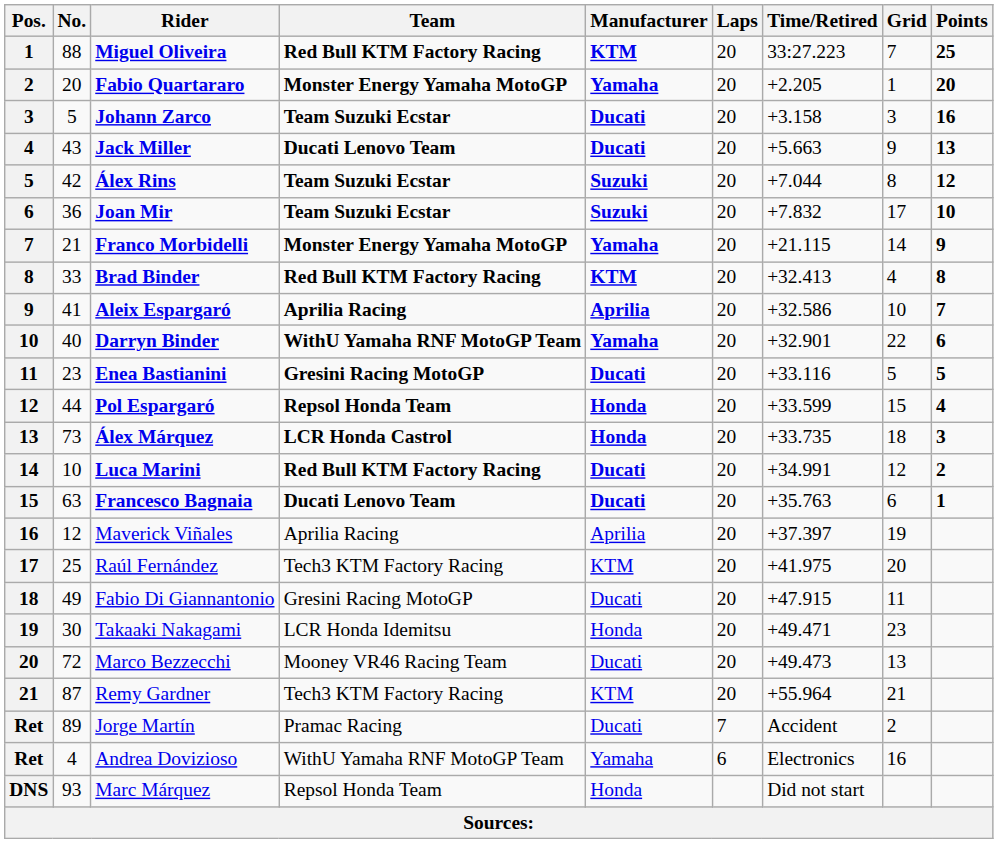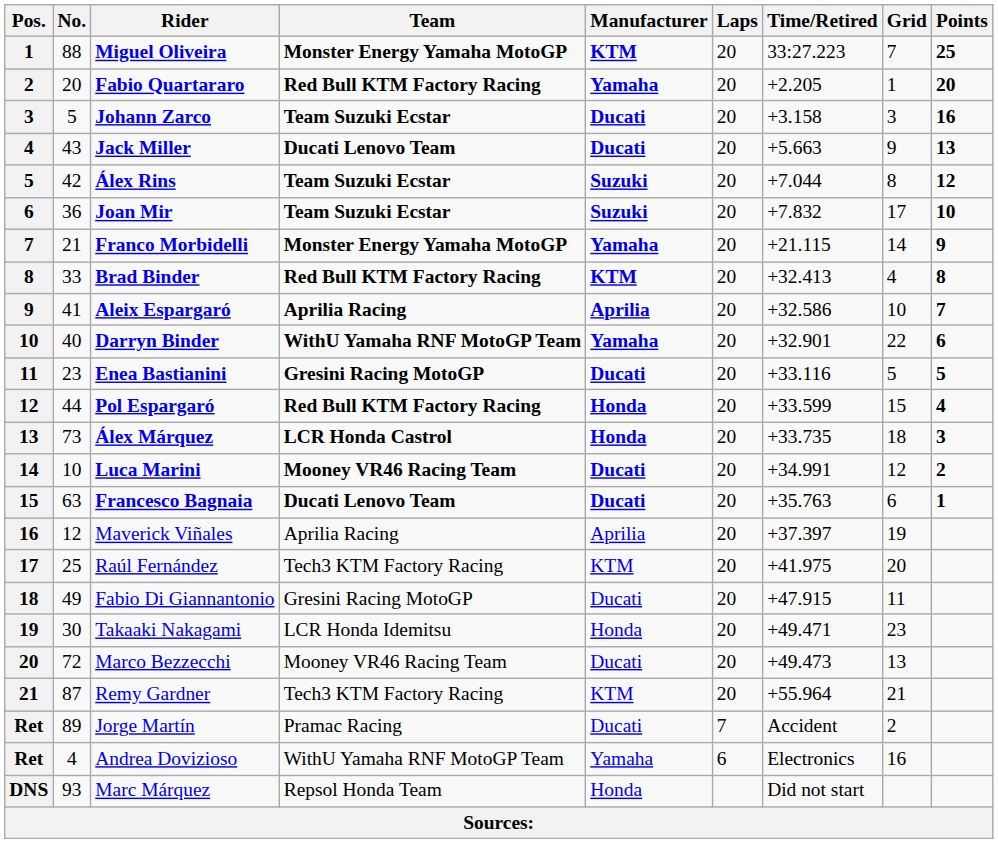(412, 52) Red Bull KTM Factory Racing -> (425, 52) Monster Energy Yamaha MotoGP
(425, 84) Monster Energy Yamaha MotoGP -> (412, 84) Red Bull KTM Factory Racing
(367, 405) Repsol Honda Team -> (412, 405) Red Bull KTM Factory Racing
(412, 469) Red Bull KTM Factory Racing -> (400, 469) Mooney VR46 Racing Team
